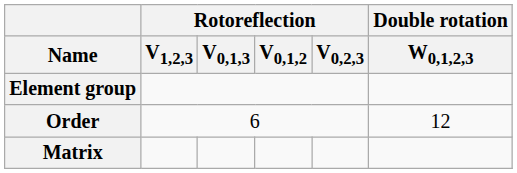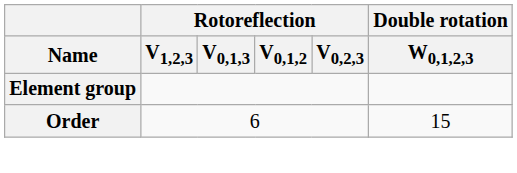(441, 120) 12 -> (441, 120) 15
- row: (73, 152)
